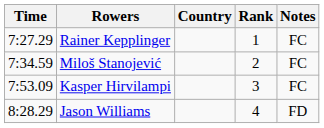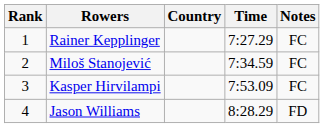columns swapped: (256, 16) <-> (30, 16)
